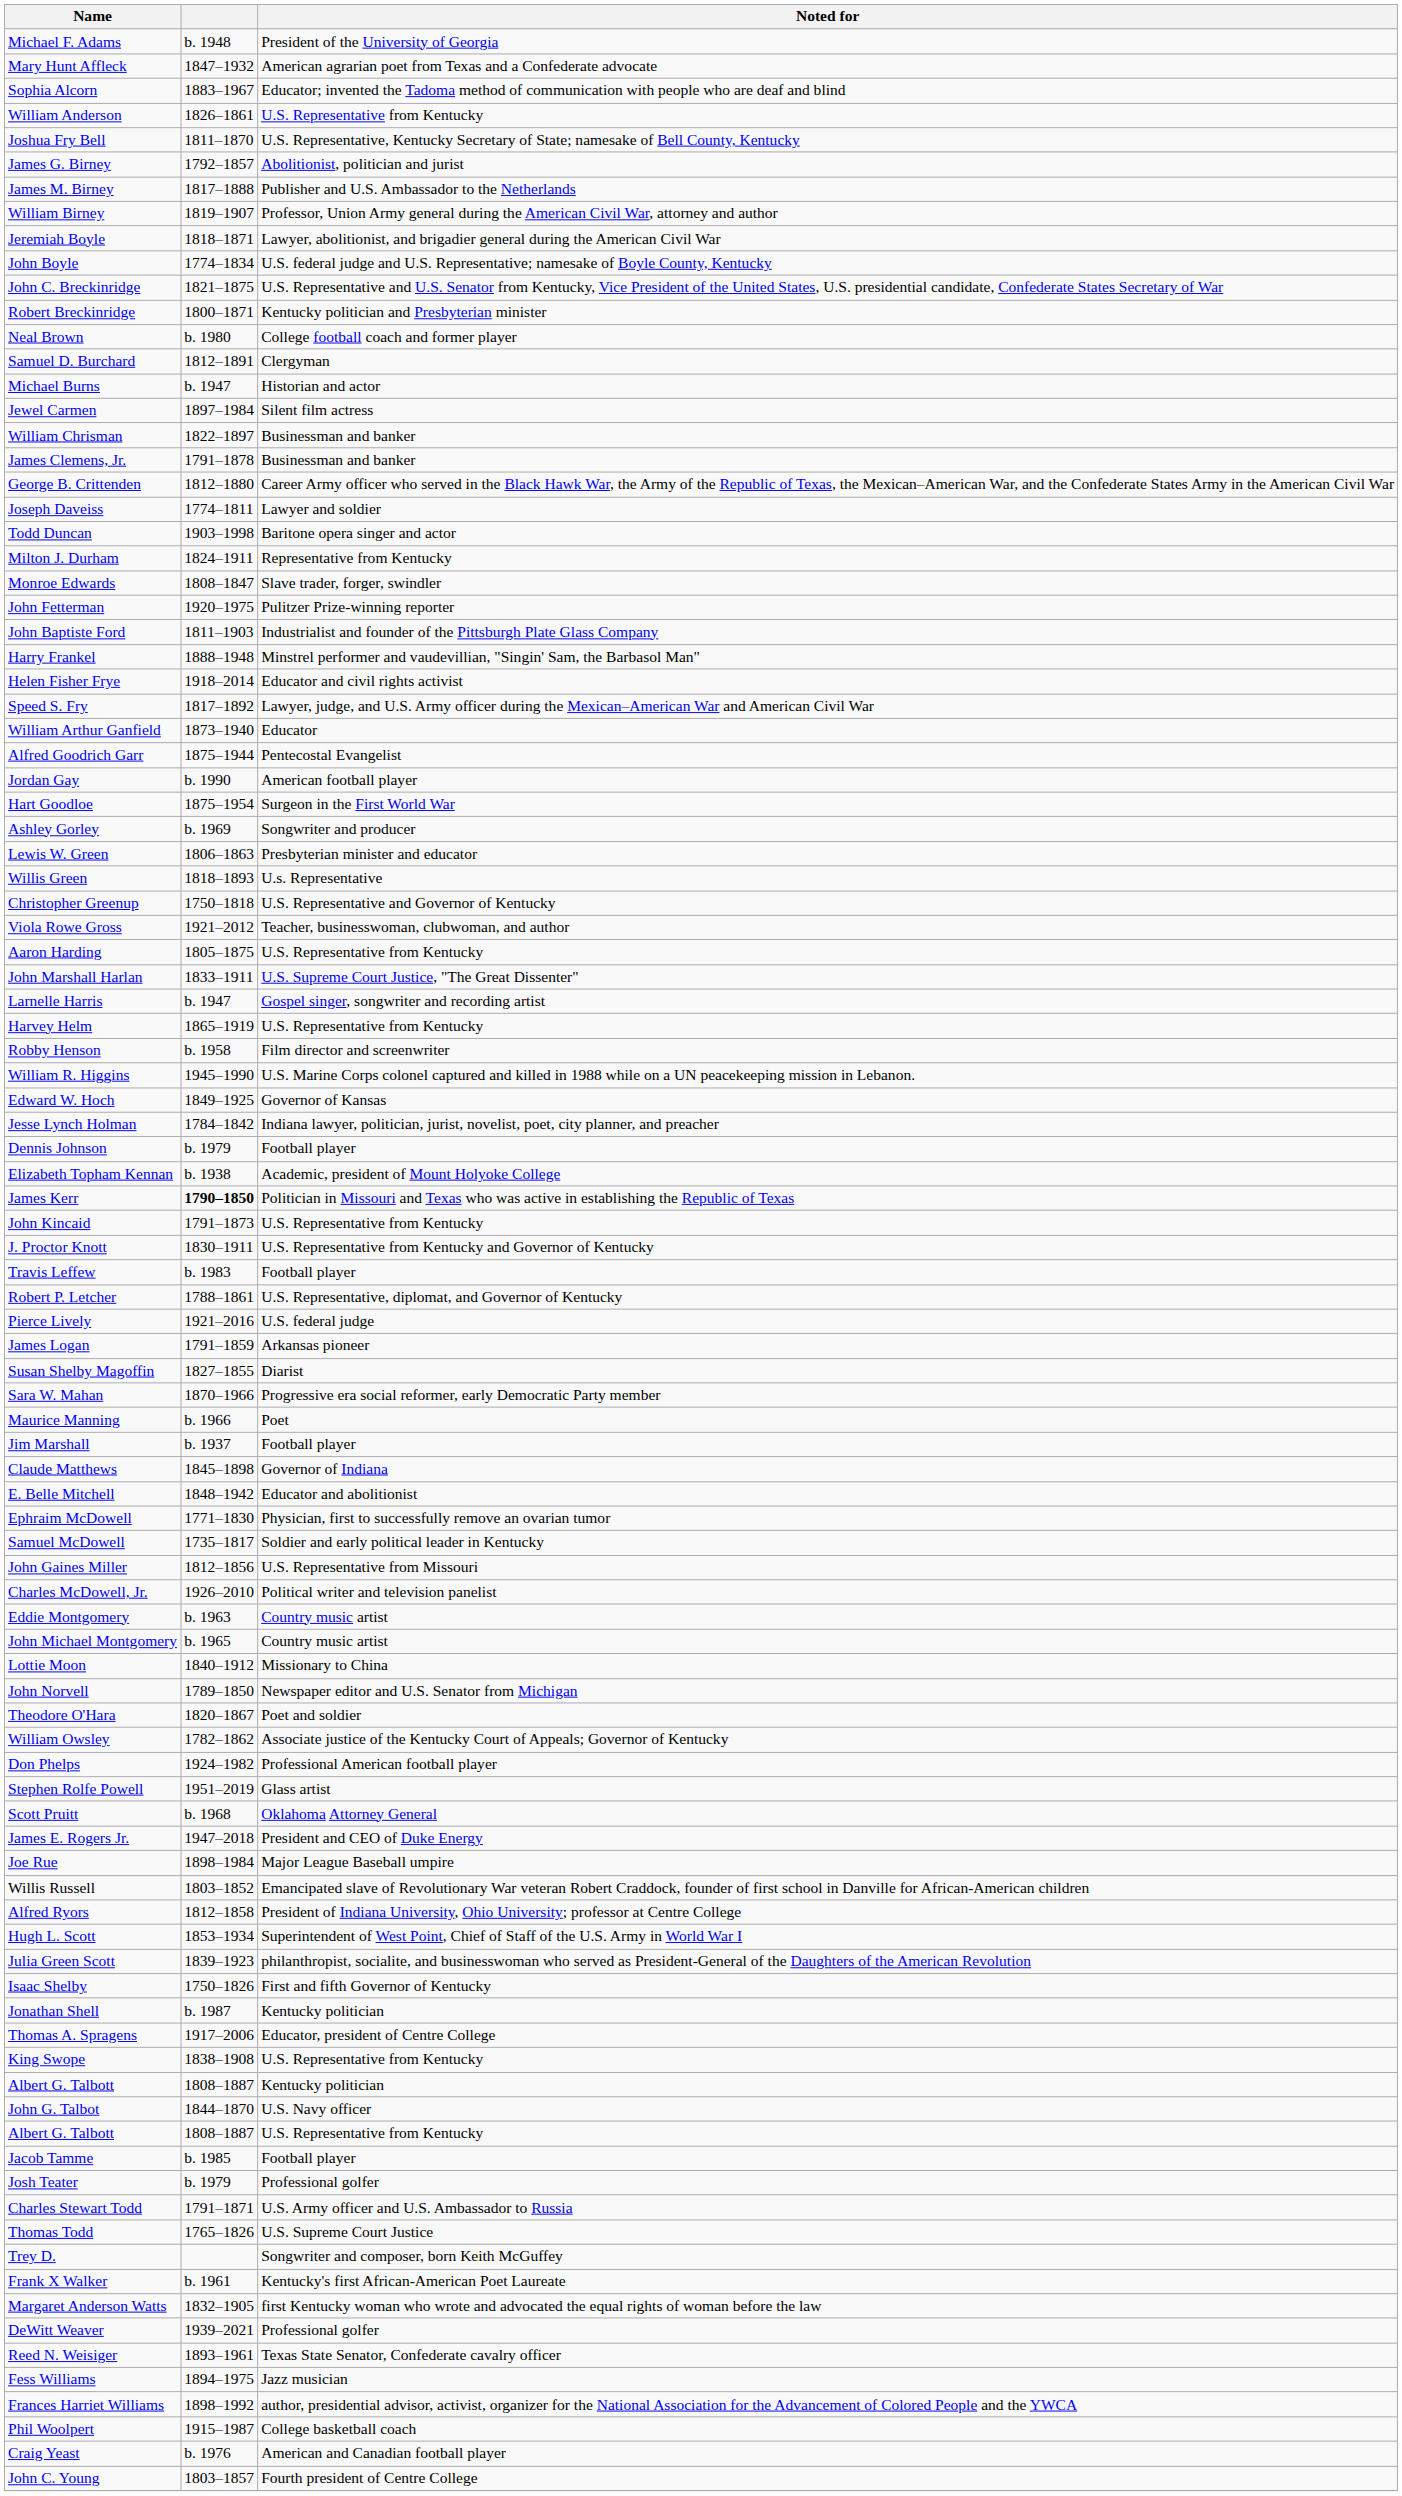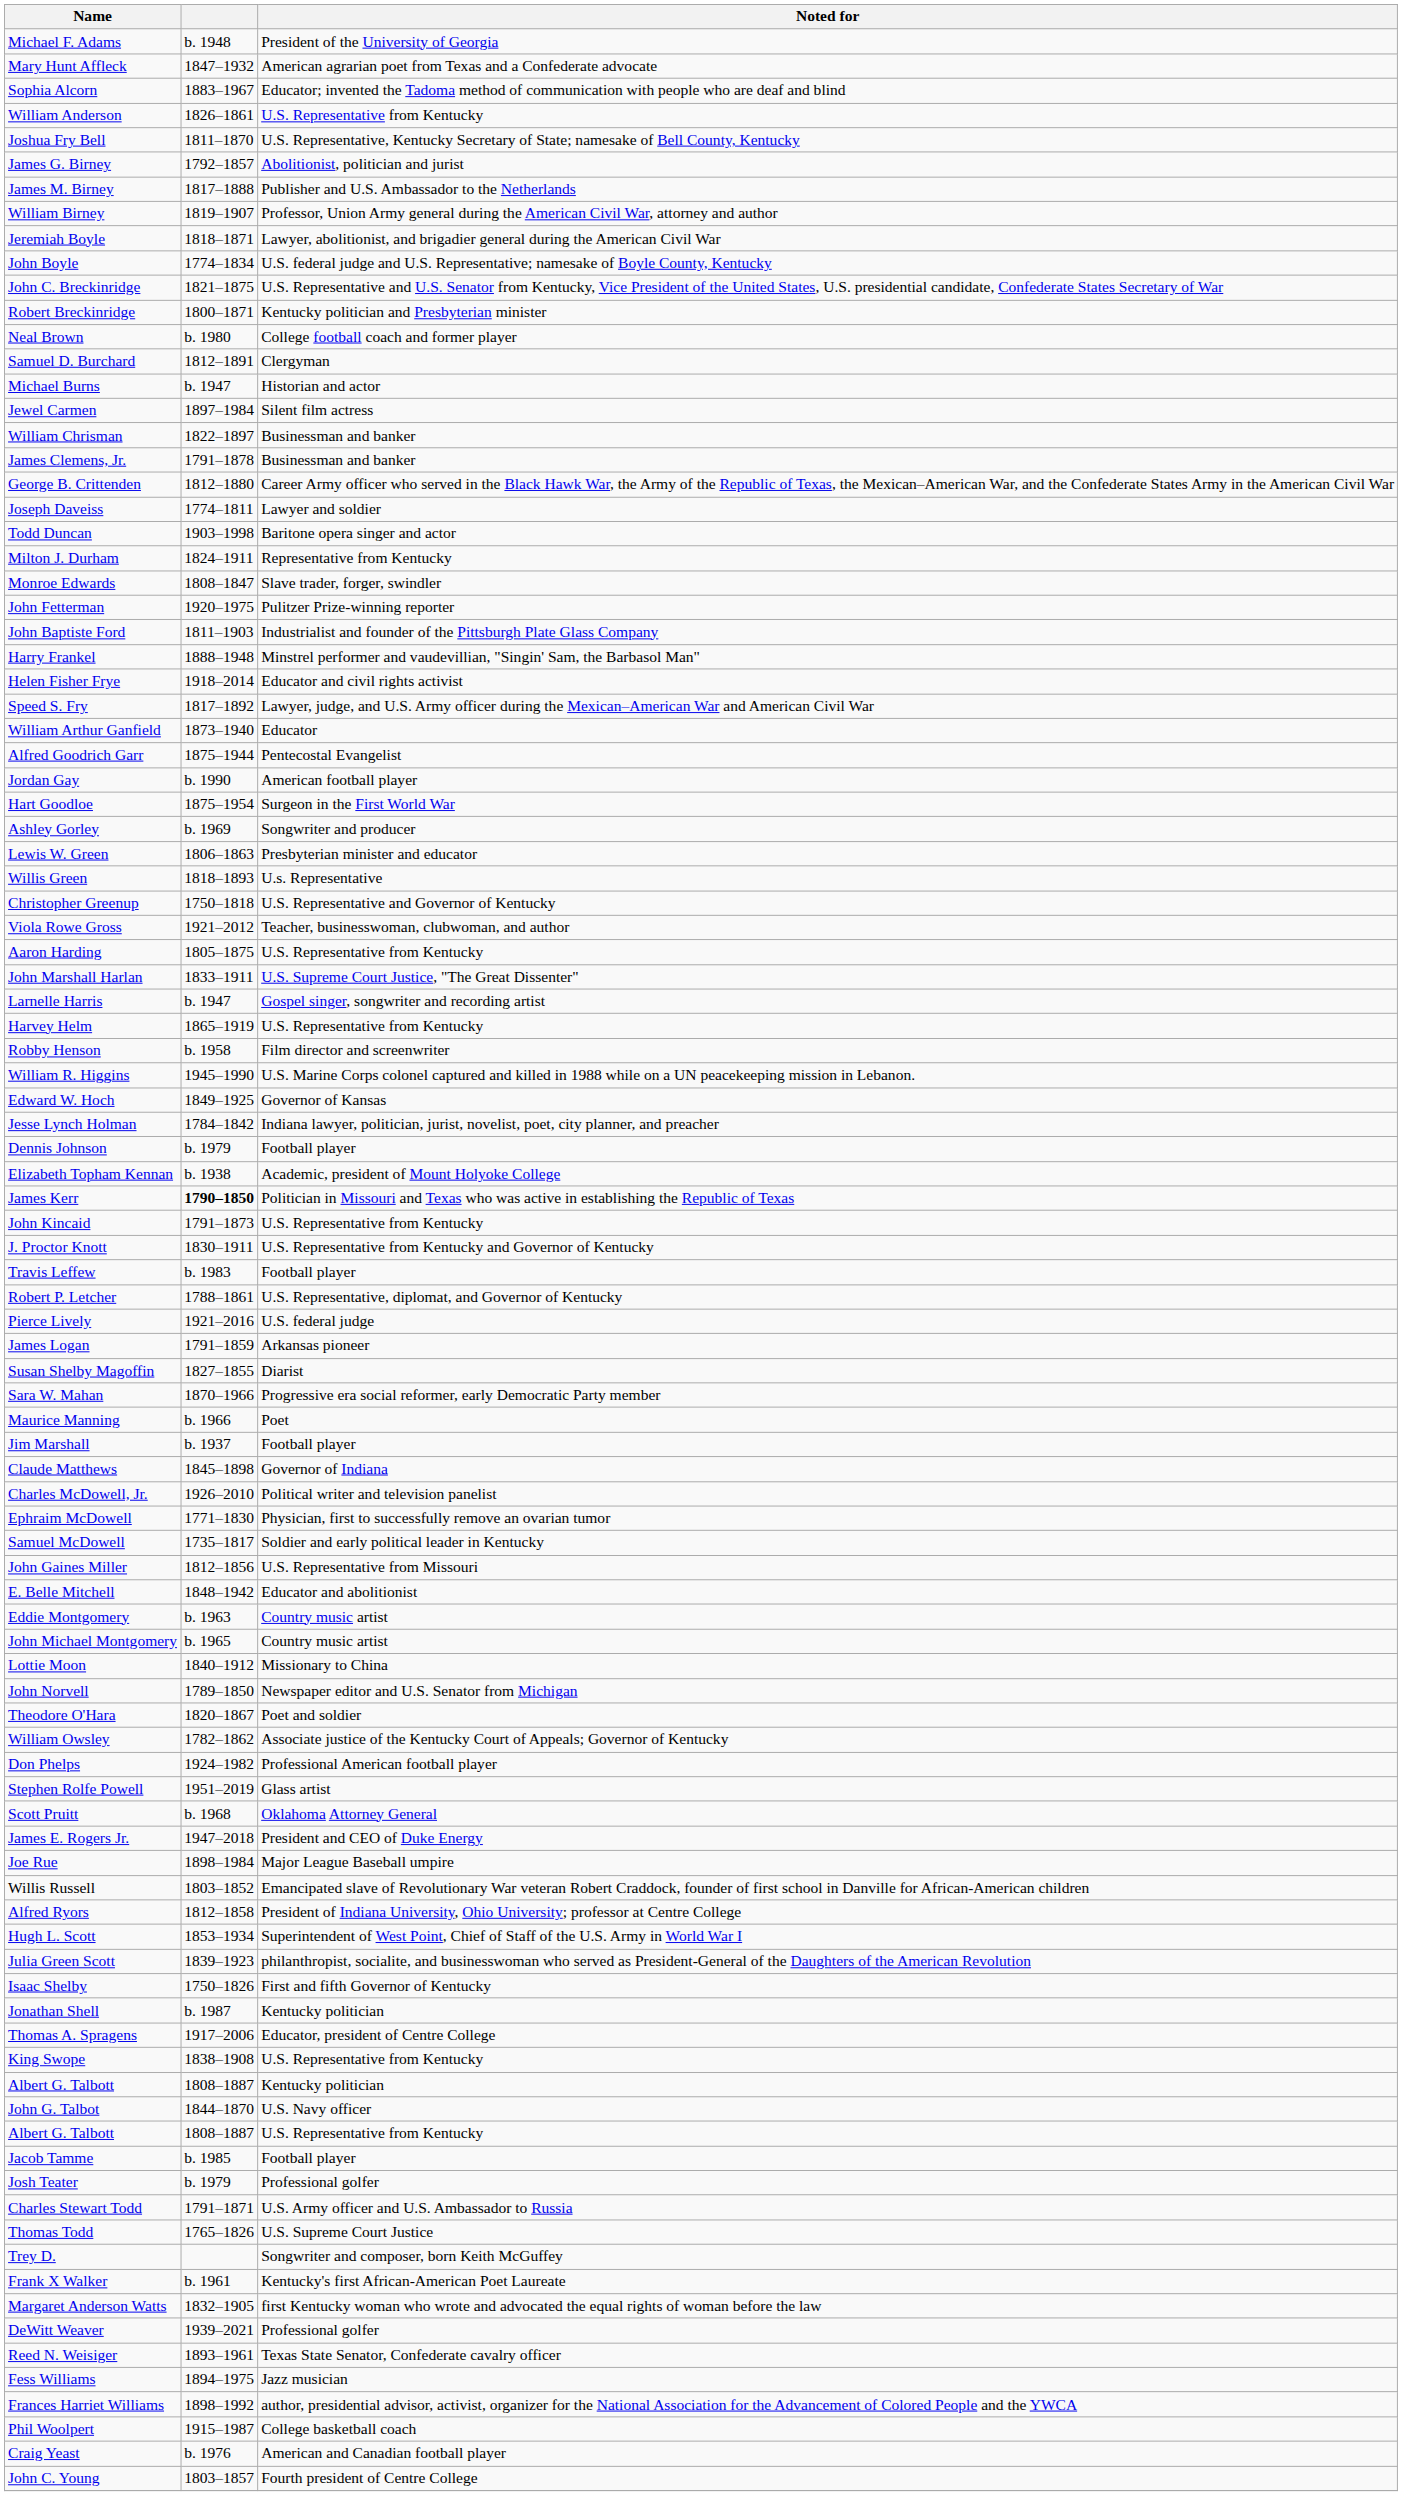rows swapped: (78, 1592) <-> (61, 1493)
